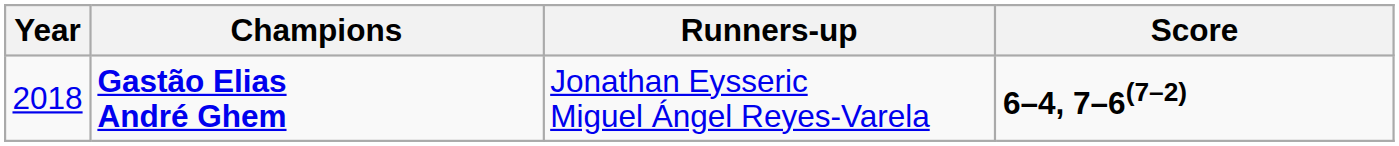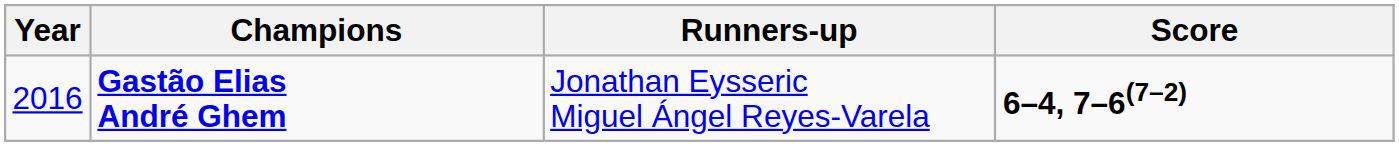(48, 98) 2018 -> (48, 98) 2016
